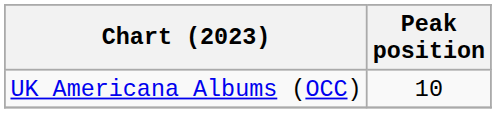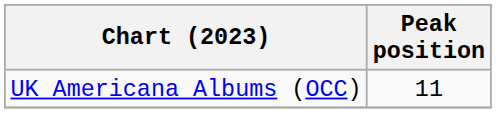(429, 89) 10 -> (429, 89) 11
